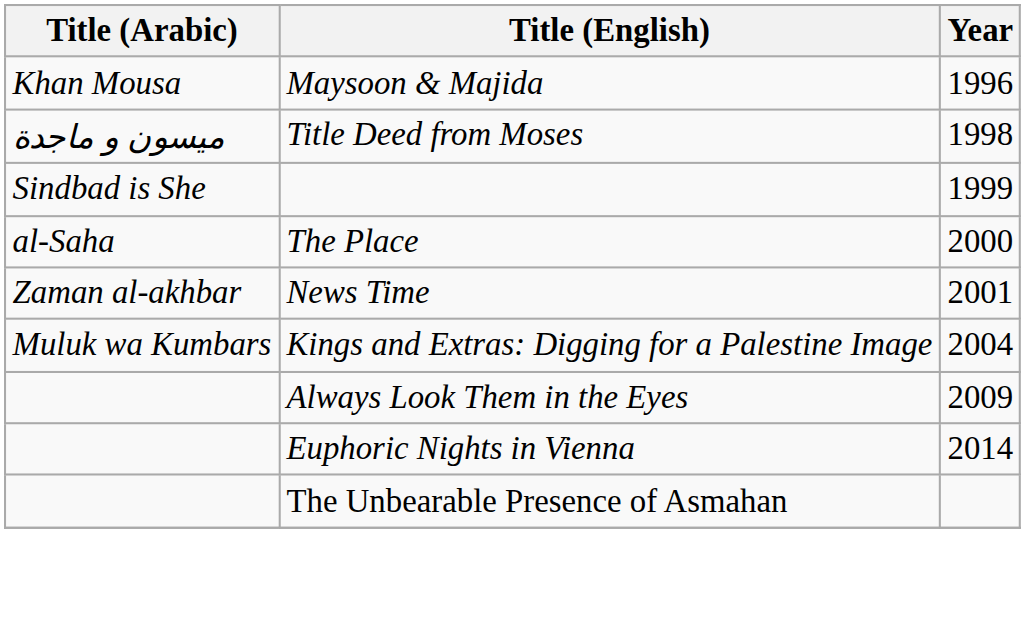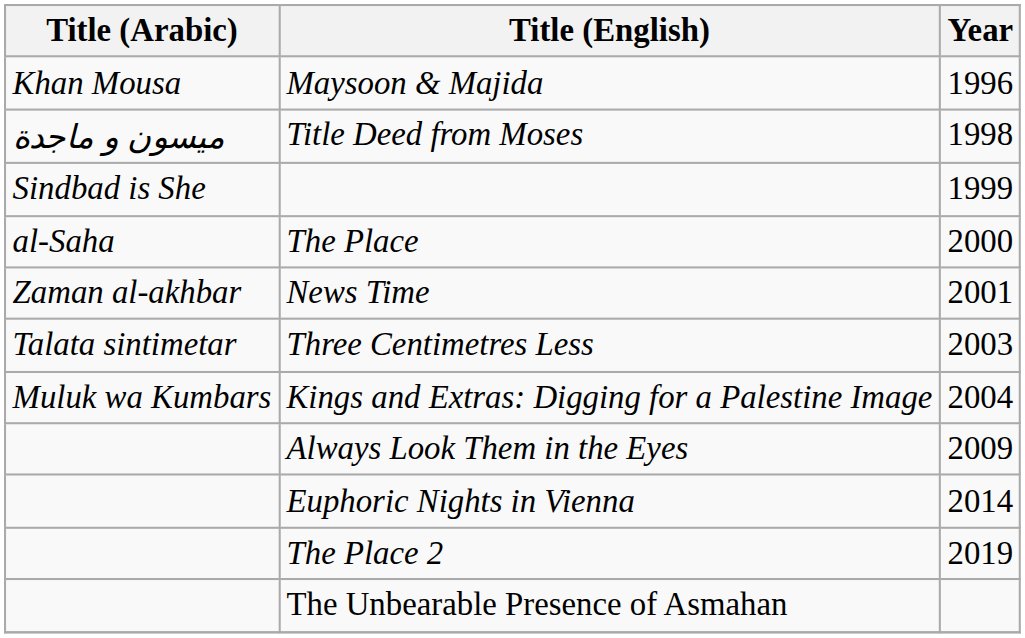+ row: (440, 344)
+ row: (365, 552)
